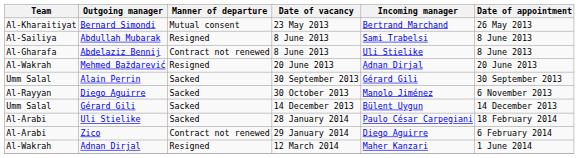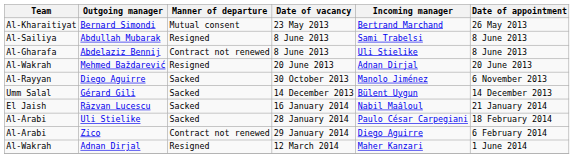- row: (110, 79)
+ row: (115, 106)
